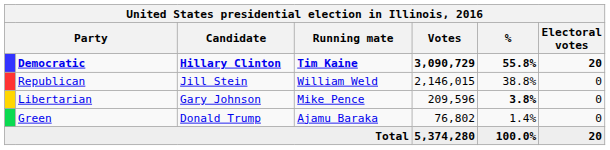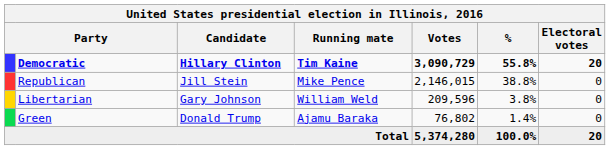(338, 81) William Weld -> (331, 81) Mike Pence
(331, 99) Mike Pence -> (338, 99) William Weld
(523, 99) bold -> (523, 99) normal
